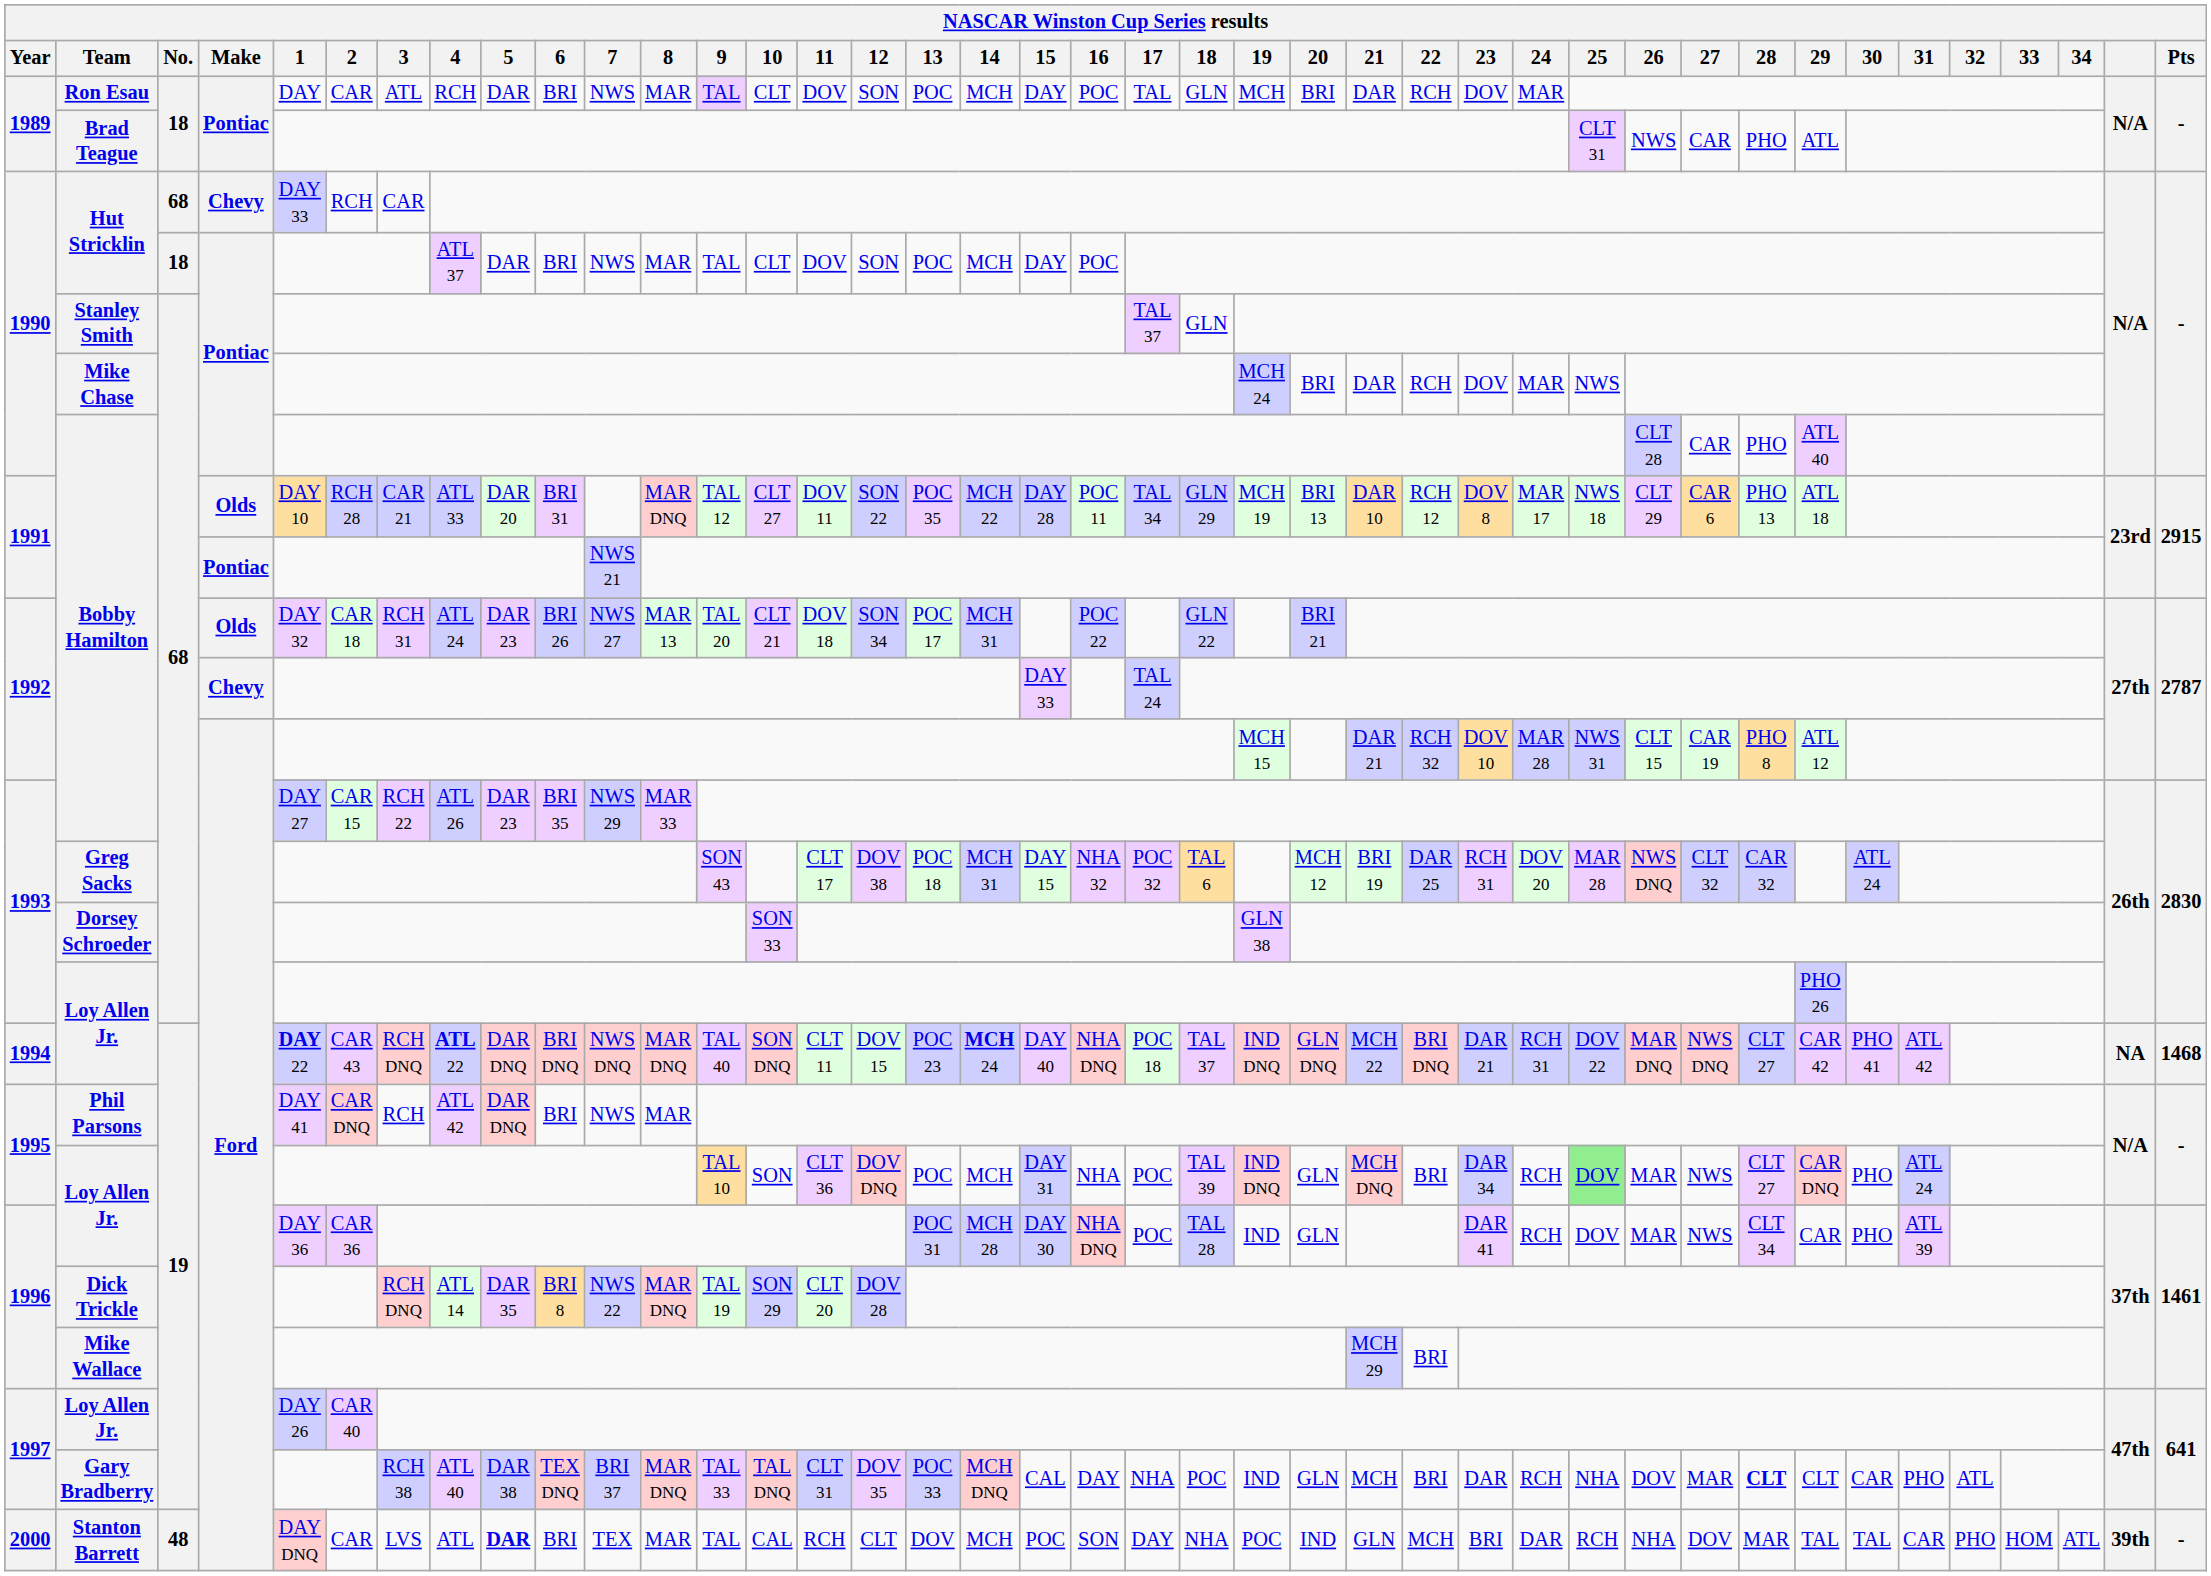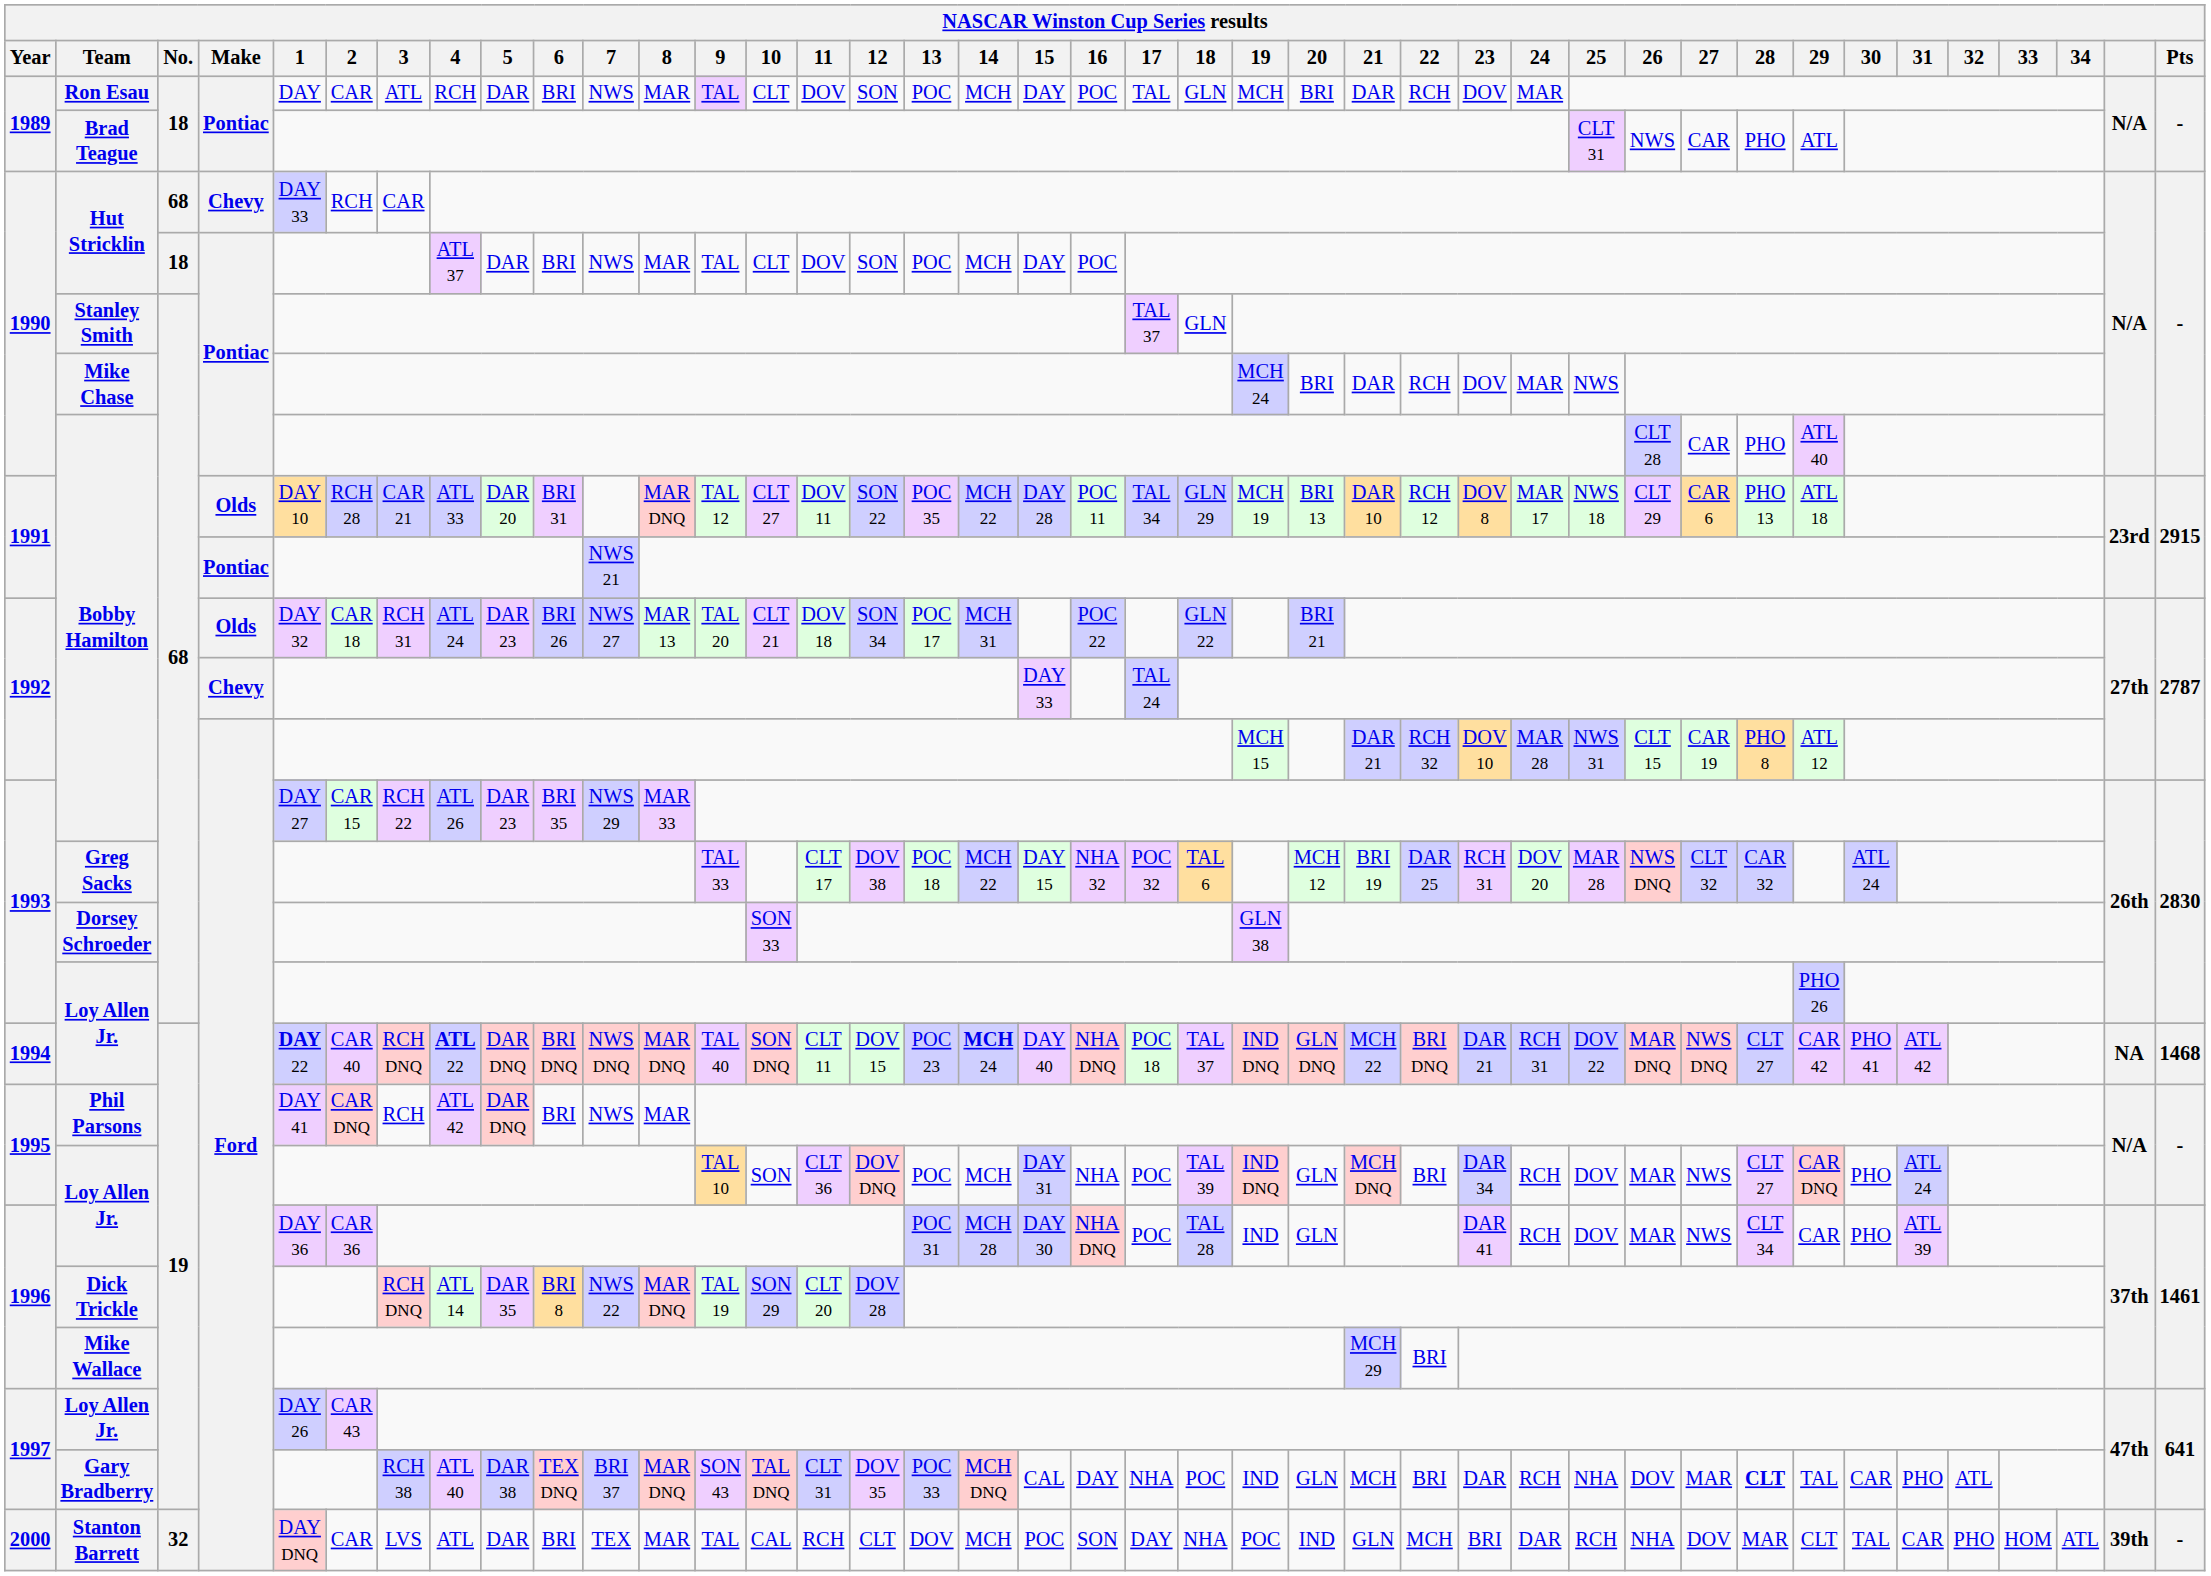(722, 869) SON 43 -> (720, 869) TAL 33
(989, 869) MCH 31 -> (988, 869) MCH 22
(352, 1052) CAR 43 -> (352, 1052) CAR 40
(1597, 1174) lightgreen background -> (1596, 1174) no background
(352, 1417) CAR 40 -> (352, 1417) CAR 43
(722, 1478) TAL 33 -> (720, 1478) SON 43
(1820, 1479) CLT -> (1819, 1479) TAL
(178, 1539) 48 -> (178, 1539) 32
(508, 1539) bold -> (508, 1539) normal
(1820, 1539) TAL -> (1819, 1539) CLT
